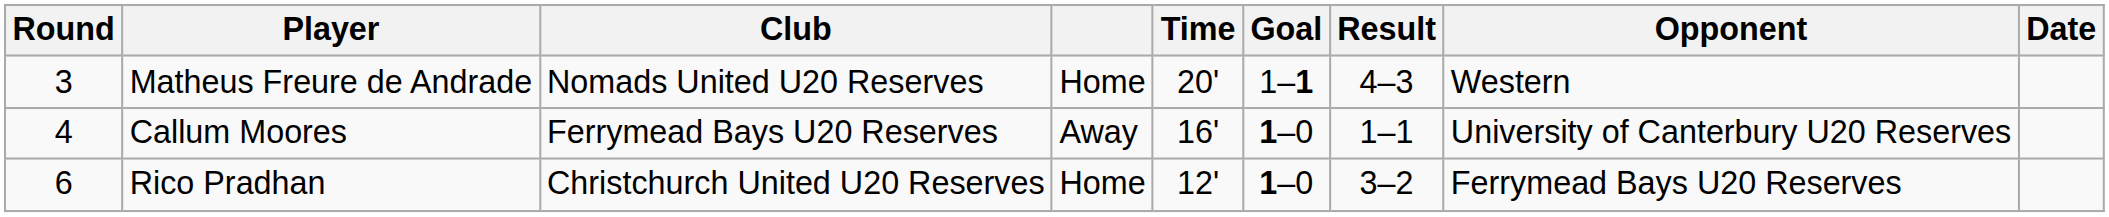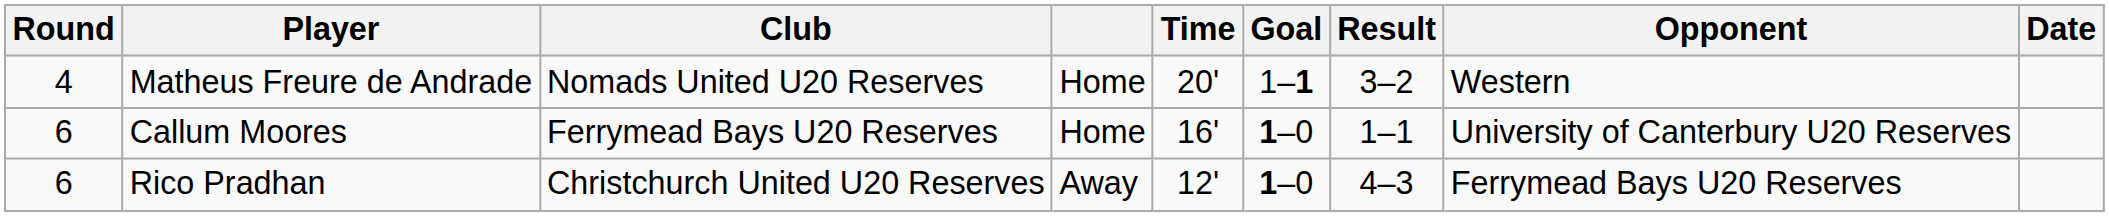(64, 81) 3 -> (64, 81) 4
(1387, 81) 4–3 -> (1387, 81) 3–2
(64, 132) 4 -> (64, 132) 6
(1099, 132) Away -> (1103, 132) Home
(1103, 183) Home -> (1099, 183) Away
(1387, 183) 3–2 -> (1387, 183) 4–3
